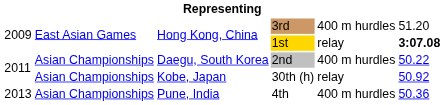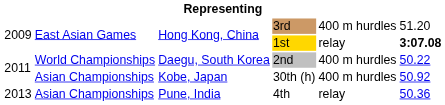(94, 60) Asian Championships -> (95, 60) World Championships
(331, 77) relay -> (357, 77) 400 m hurdles
(356, 94) 400 m hurdles -> (332, 94) relay
